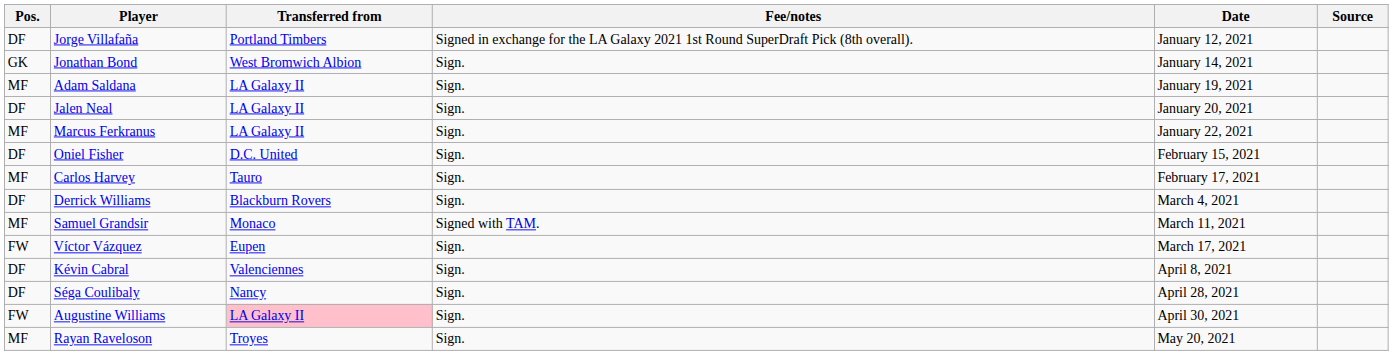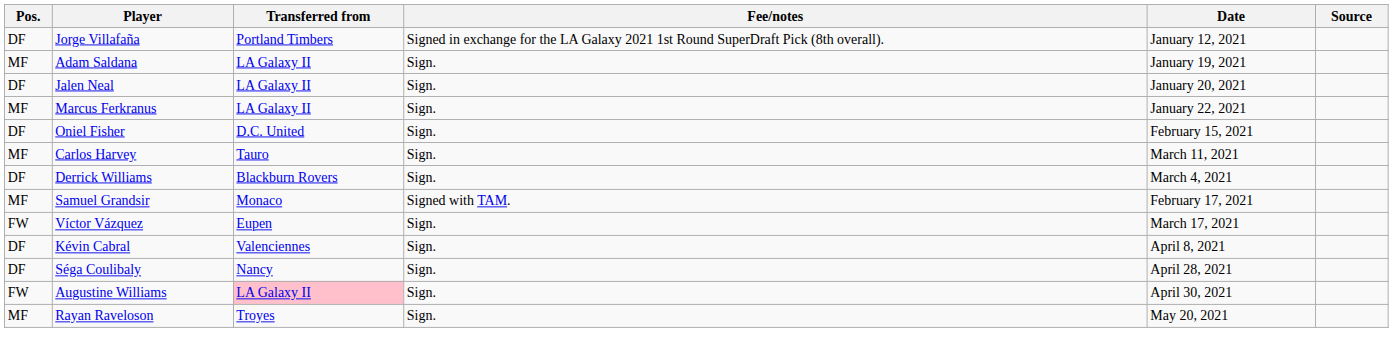- row: (96, 62)
(1209, 177) February 17, 2021 -> (1194, 154) March 11, 2021
(1202, 223) March 11, 2021 -> (1202, 200) February 17, 2021
